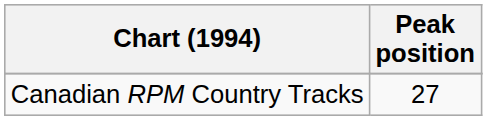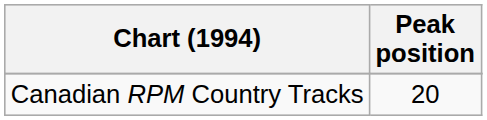(425, 94) 27 -> (425, 94) 20
